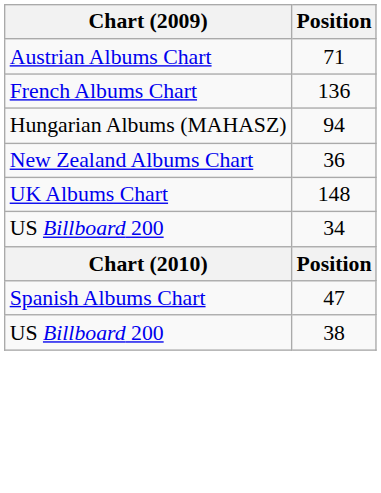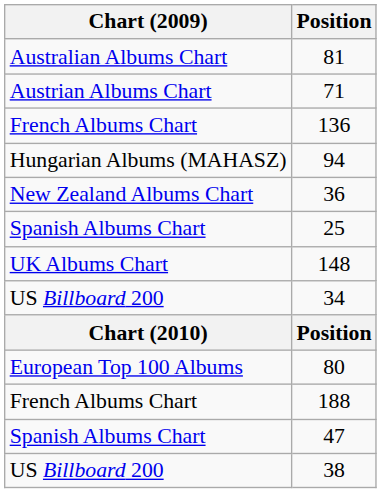+ row: (334, 56)
+ row: (334, 228)
+ row: (334, 366)
+ row: (334, 401)
